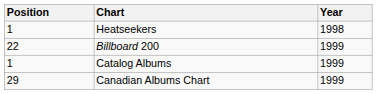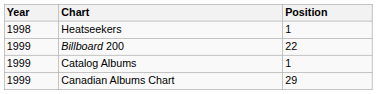columns swapped: (331, 13) <-> (28, 13)
